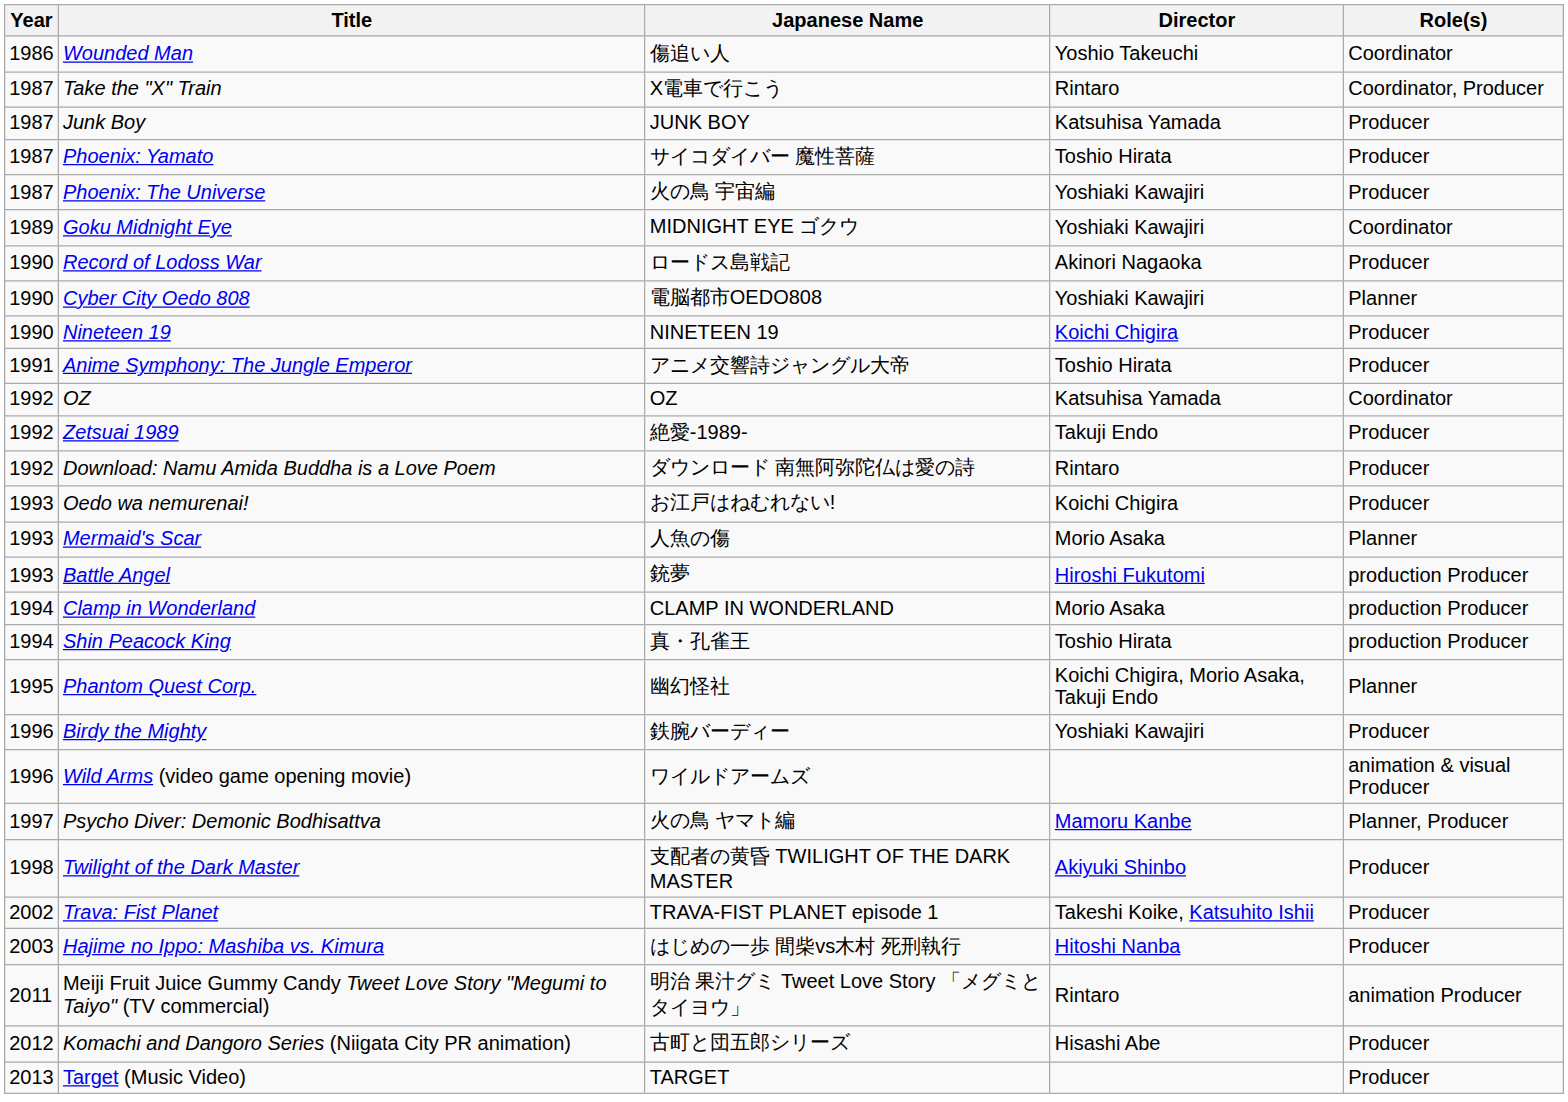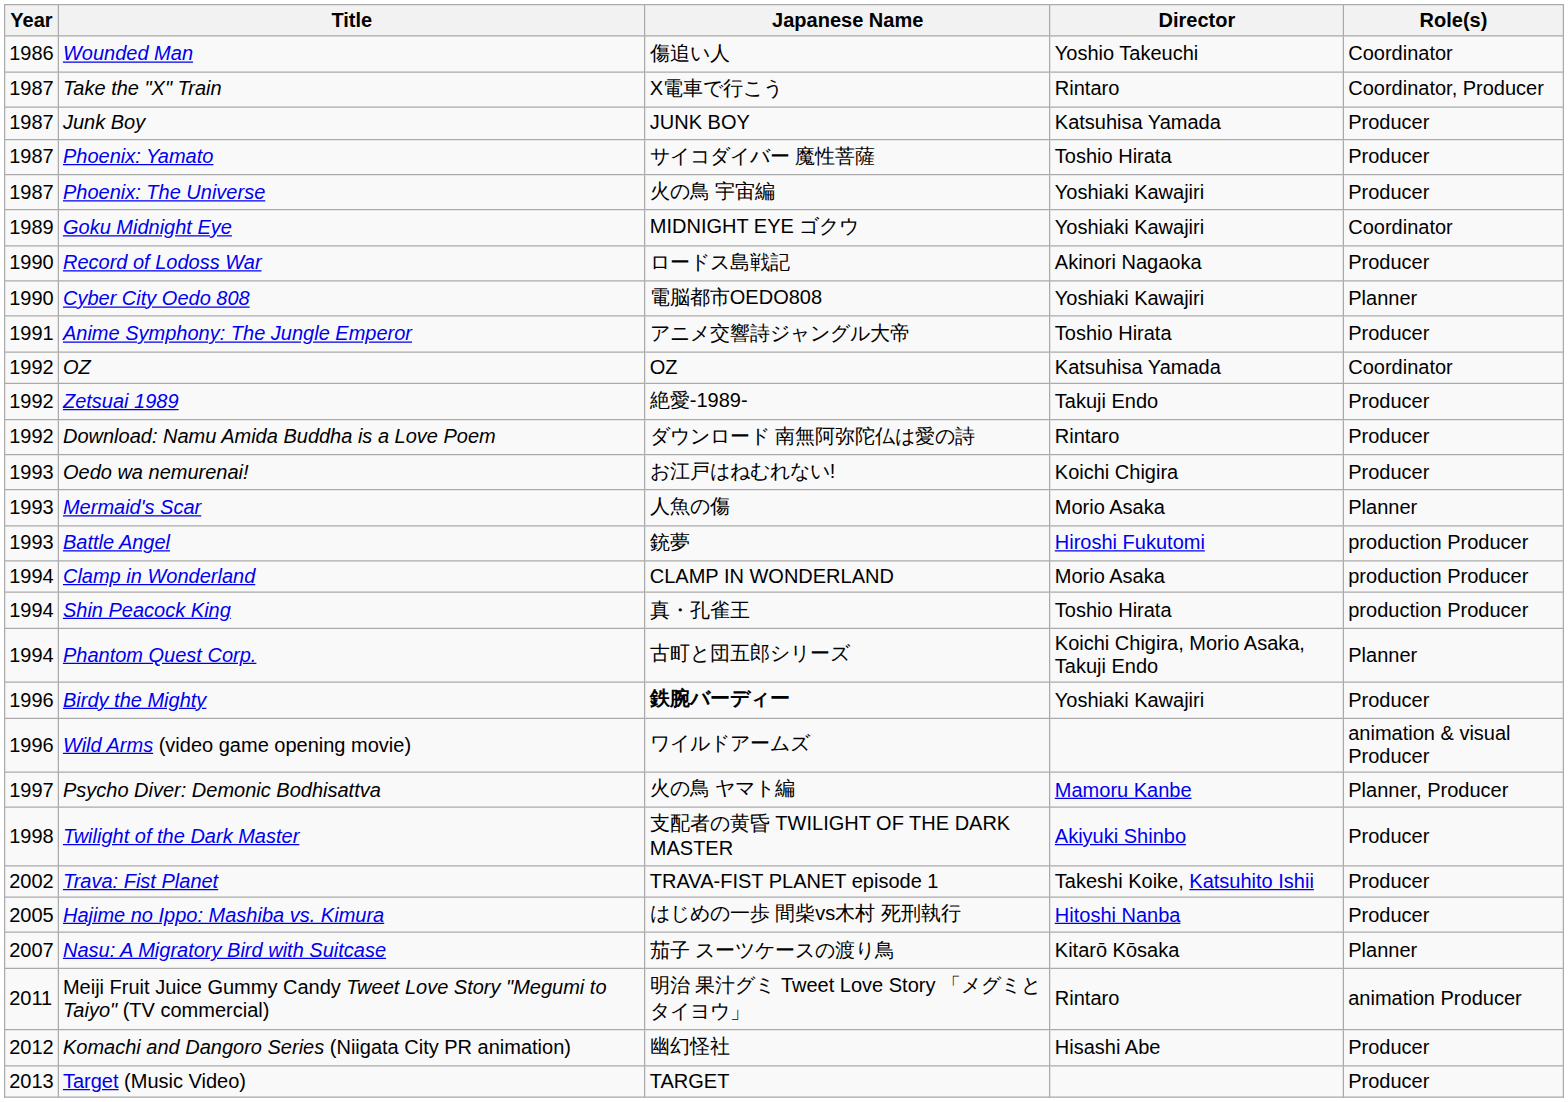- row: (117, 332)
(31, 686) 1995 -> (31, 655) 1994
(690, 686) 幽幻怪社 -> (750, 654) 古町と団五郎シリーズ
(720, 730) normal -> (720, 699) bold
(31, 946) 2003 -> (31, 914) 2005
+ row: (224, 950)
(750, 1043) 古町と団五郎シリーズ -> (690, 1046) 幽幻怪社
